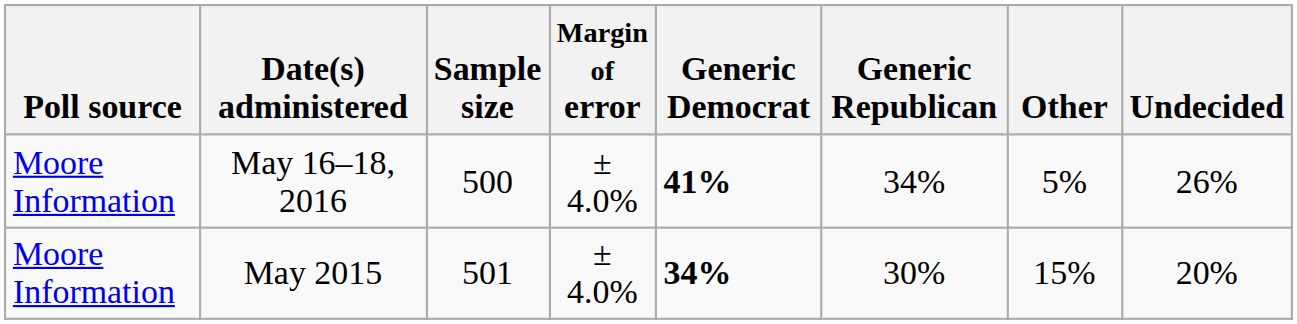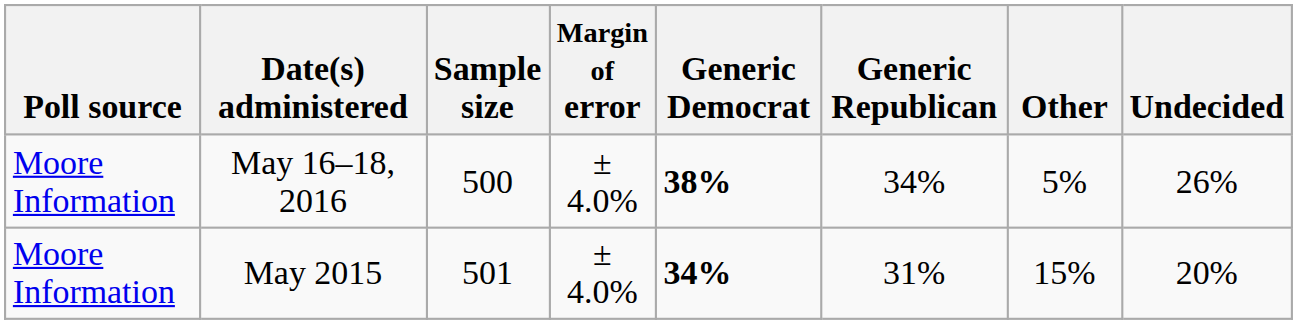(697, 180) 41% -> (697, 180) 38%
(914, 272) 30% -> (914, 272) 31%
